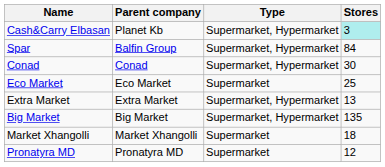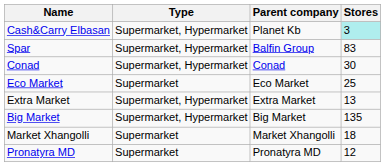columns swapped: (272, 13) <-> (158, 13)
(350, 48) 84 -> (350, 48) 83
